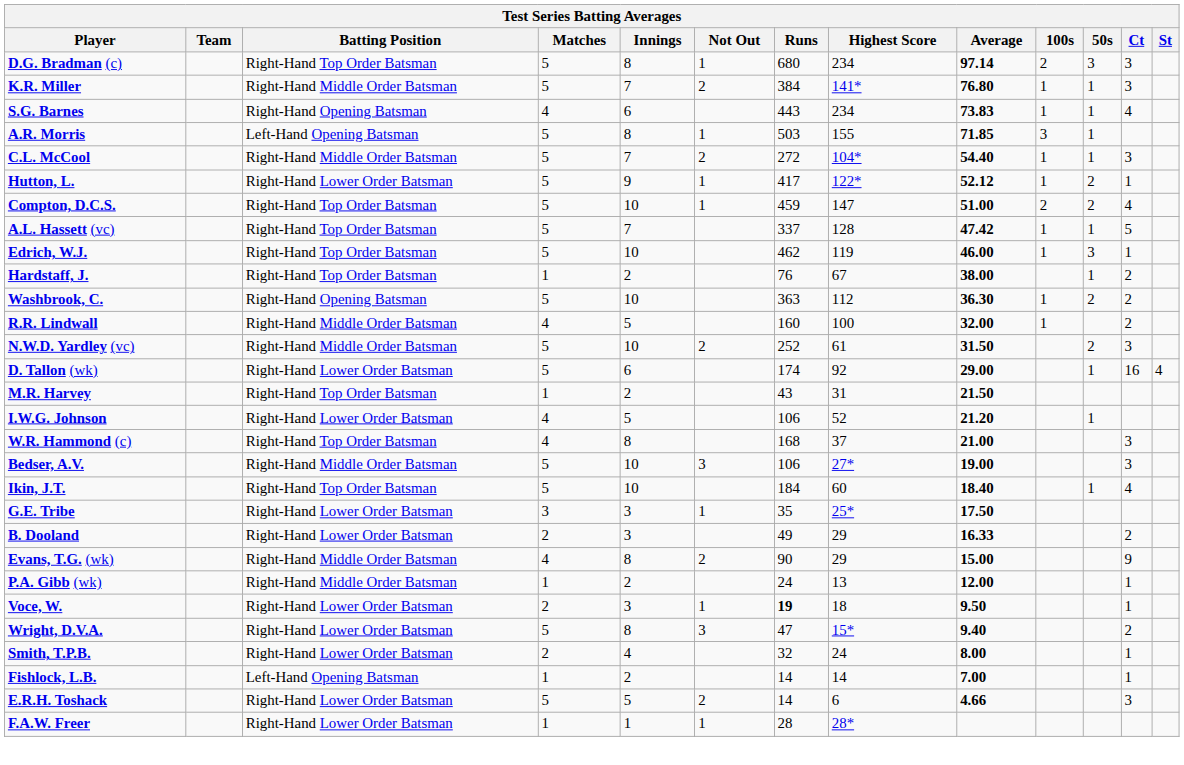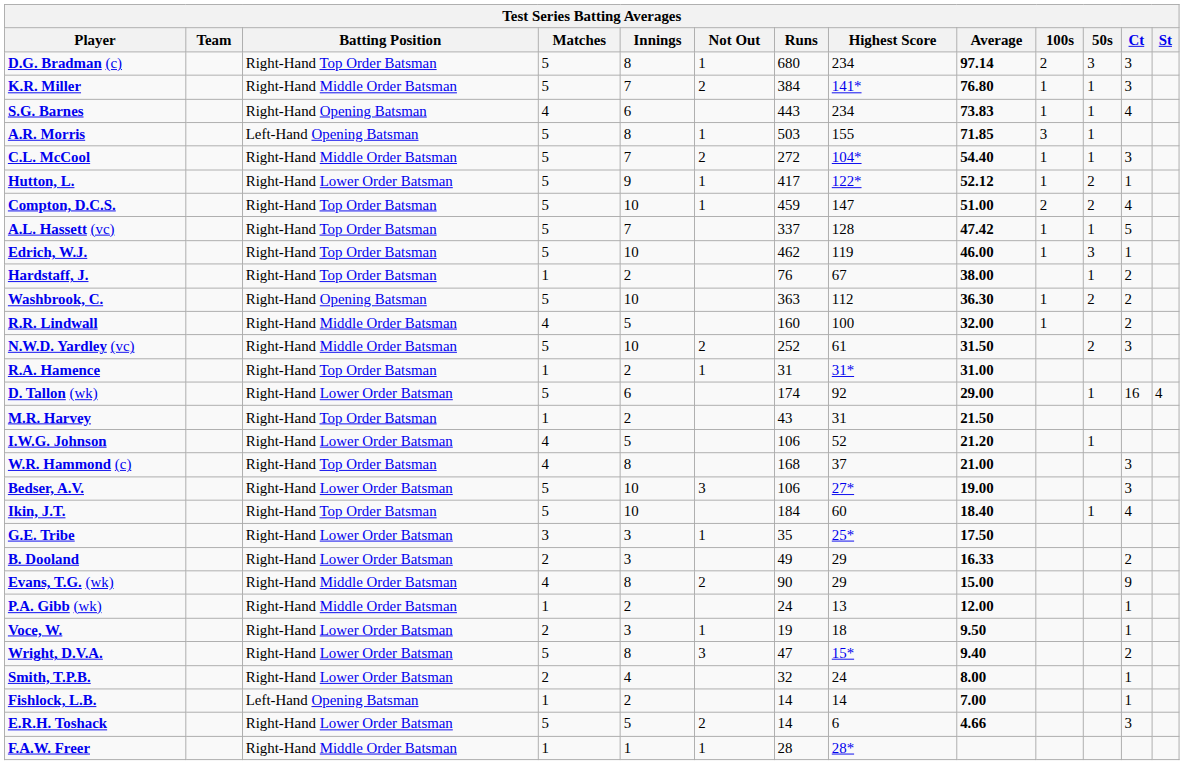+ row: (54, 370)
(351, 464) Right-Hand Middle Order Batsman -> (349, 488) Right-Hand Lower Order Batsman
(785, 606) bold -> (785, 629) normal
(349, 724) Right-Hand Lower Order Batsman -> (351, 747) Right-Hand Middle Order Batsman
